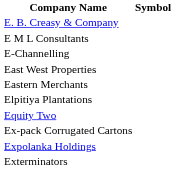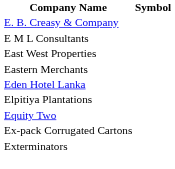- row: (37, 53)
+ row: (45, 84)
- row: (50, 146)
